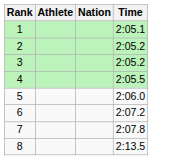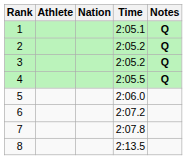+ column: (165, 12)
